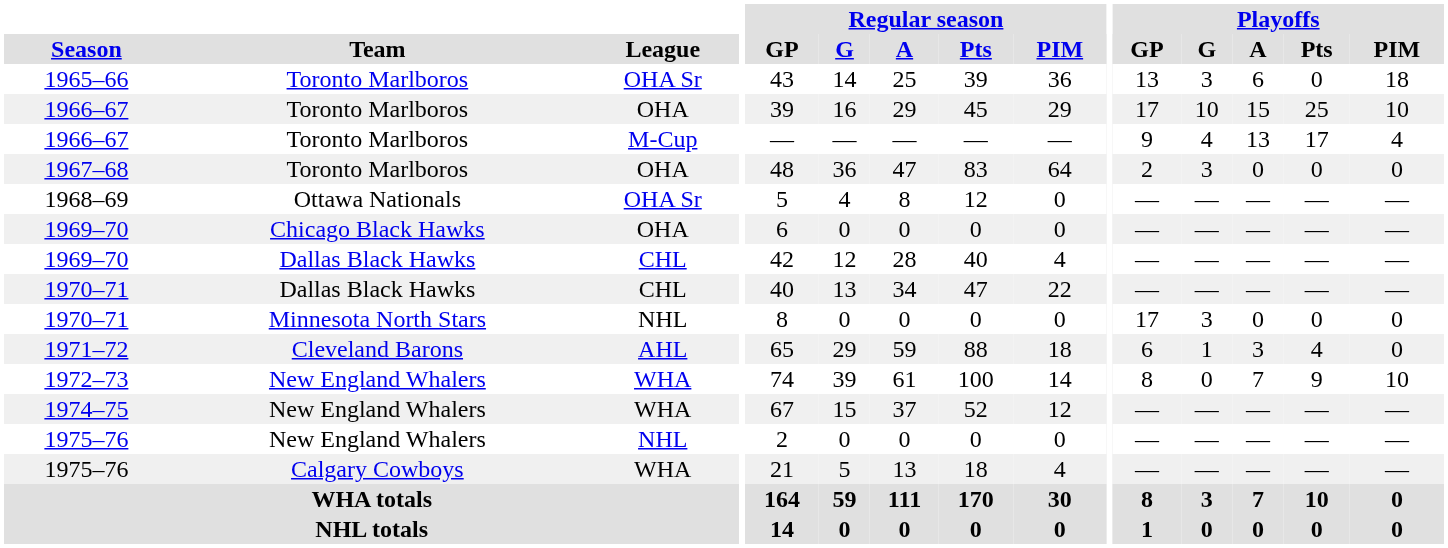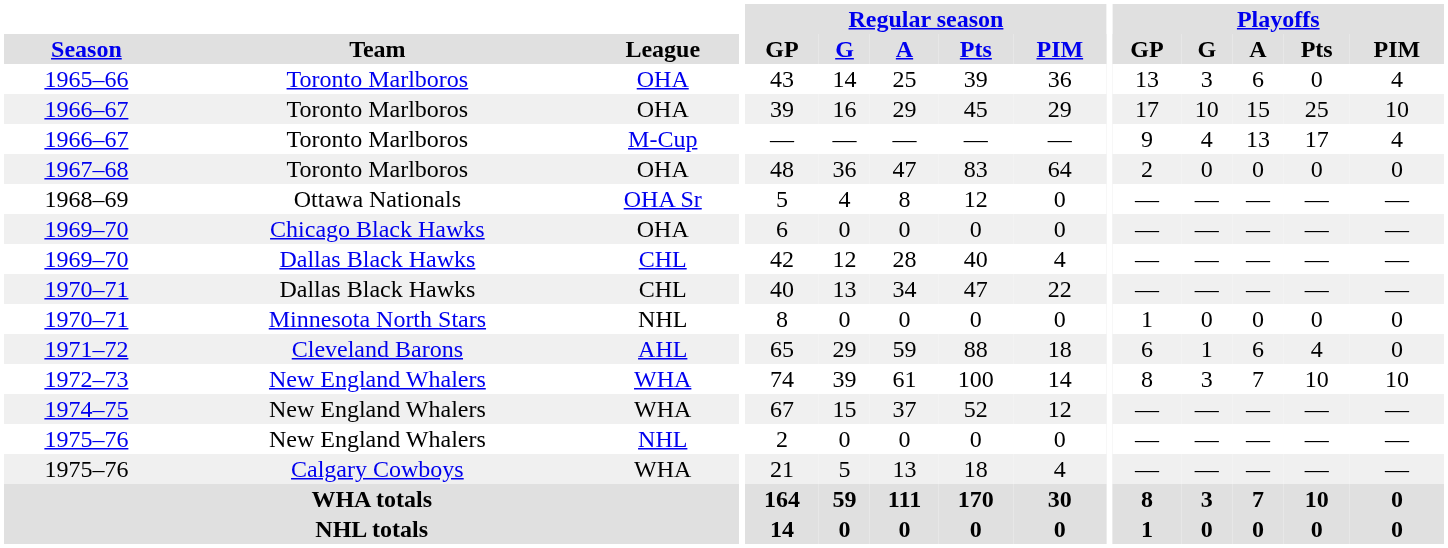(663, 78) OHA Sr -> (663, 78) OHA
(1397, 78) 18 -> (1397, 78) 4
(1207, 168) 3 -> (1207, 168) 0
(1147, 318) 17 -> (1147, 318) 1
(1207, 318) 3 -> (1207, 318) 0
(1258, 348) 3 -> (1258, 348) 6
(1207, 378) 0 -> (1207, 378) 3
(1317, 378) 9 -> (1317, 378) 10
